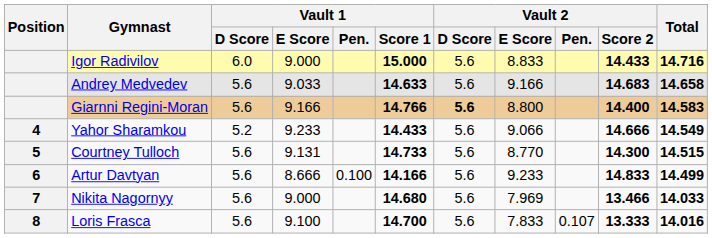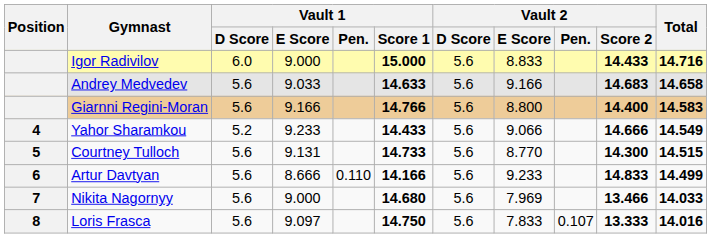(465, 107) bold -> (464, 107) normal
(354, 175) 0.100 -> (354, 175) 0.110
(303, 221) 9.100 -> (303, 221) 9.097
(405, 221) 14.700 -> (404, 221) 14.750
